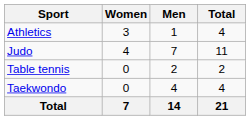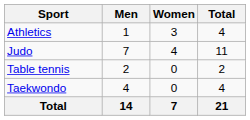columns swapped: (174, 14) <-> (126, 14)
